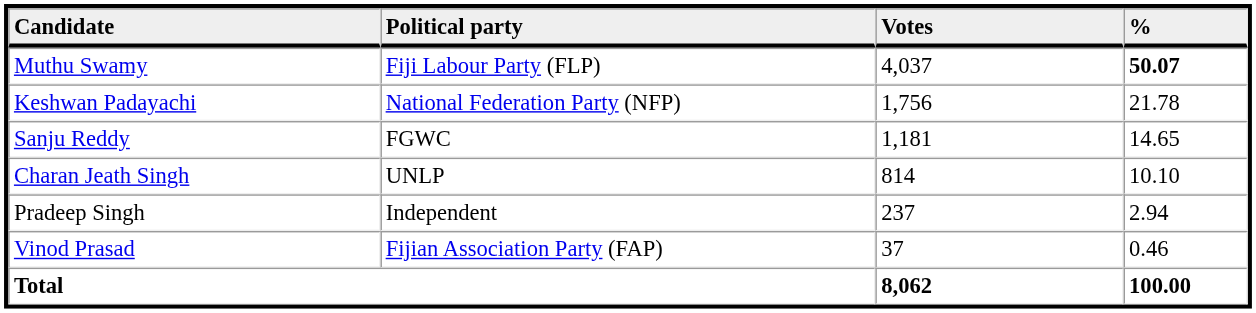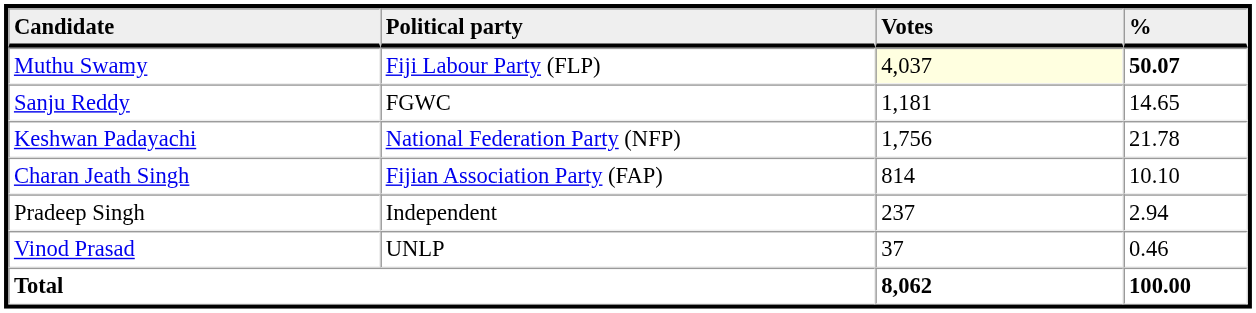(907, 65) no background -> (907, 65) lightyellow background
rows swapped: (105, 102) <-> (72, 139)
(415, 175) UNLP -> (524, 175) Fijian Association Party (FAP)
(524, 249) Fijian Association Party (FAP) -> (415, 249) UNLP
